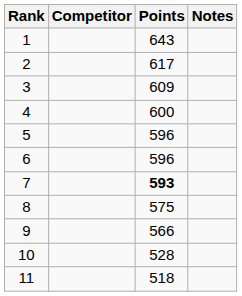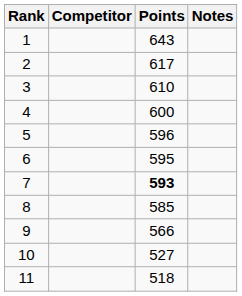(162, 87) 609 -> (162, 87) 610
(162, 159) 596 -> (162, 159) 595
(162, 207) 575 -> (162, 207) 585
(162, 254) 528 -> (162, 254) 527
